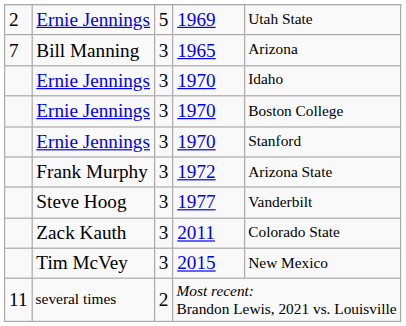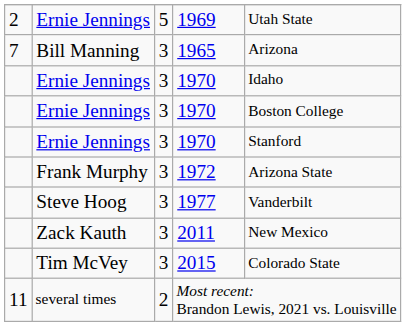(294, 232) Colorado State -> (288, 232) New Mexico
(288, 263) New Mexico -> (294, 263) Colorado State
